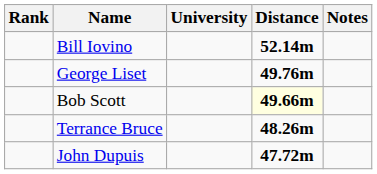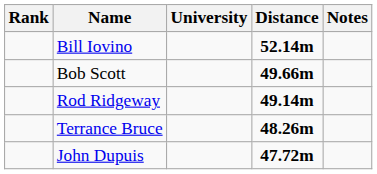- row: (102, 73)
(287, 100) lightyellow background -> (287, 73) no background
+ row: (108, 100)
